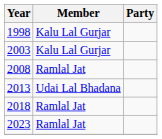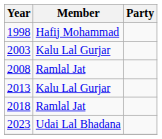(73, 32) Kalu Lal Gurjar -> (77, 32) Hafij Mohammad
(78, 87) Udai Lal Bhadana -> (73, 87) Kalu Lal Gurjar
(61, 124) Ramlal Jat -> (78, 124) Udai Lal Bhadana
